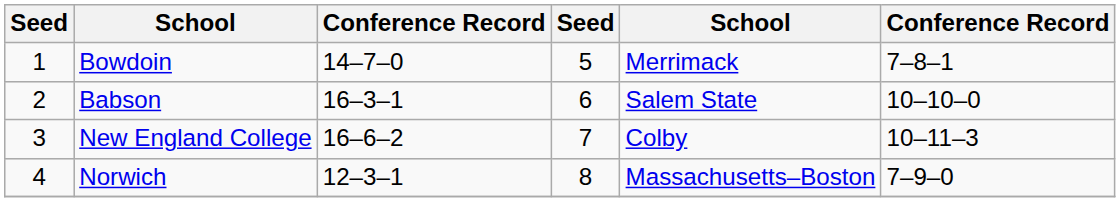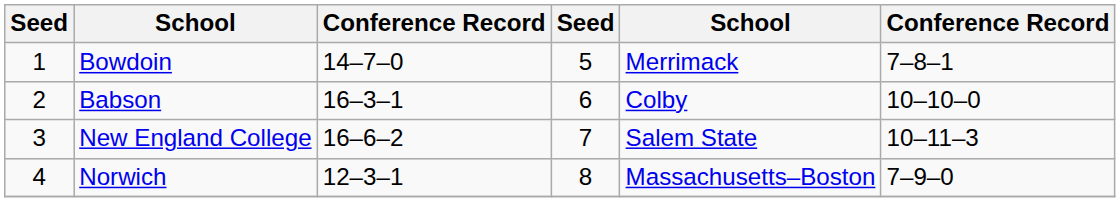(691, 100) Salem State -> (656, 100) Colby
(656, 138) Colby -> (691, 138) Salem State
